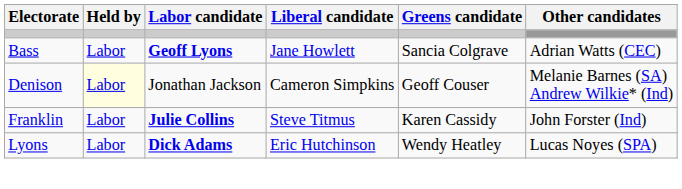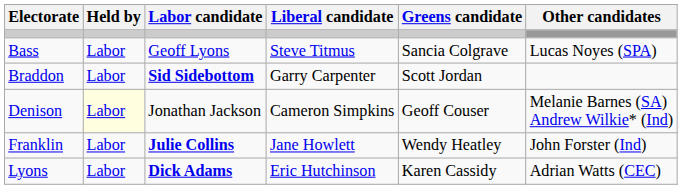(190, 50) bold -> (189, 50) normal
(312, 50) Jane Howlett -> (312, 50) Steve Titmus
(595, 50) Adrian Watts (CEC) -> (593, 50) Lucas Noyes (SPA)
+ row: (36, 76)
(312, 119) Steve Titmus -> (312, 145) Jane Howlett
(449, 119) Karen Cassidy -> (452, 145) Wendy Heatley
(452, 145) Wendy Heatley -> (449, 171) Karen Cassidy
(593, 145) Lucas Noyes (SPA) -> (595, 171) Adrian Watts (CEC)
